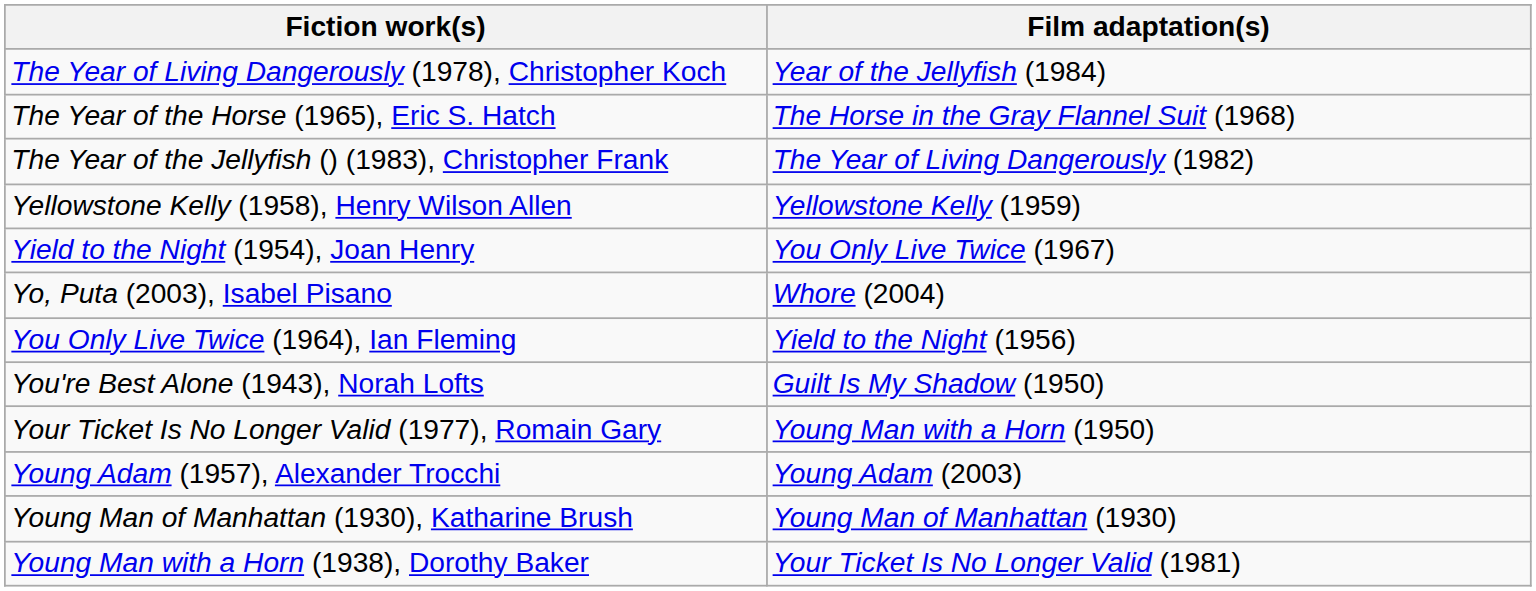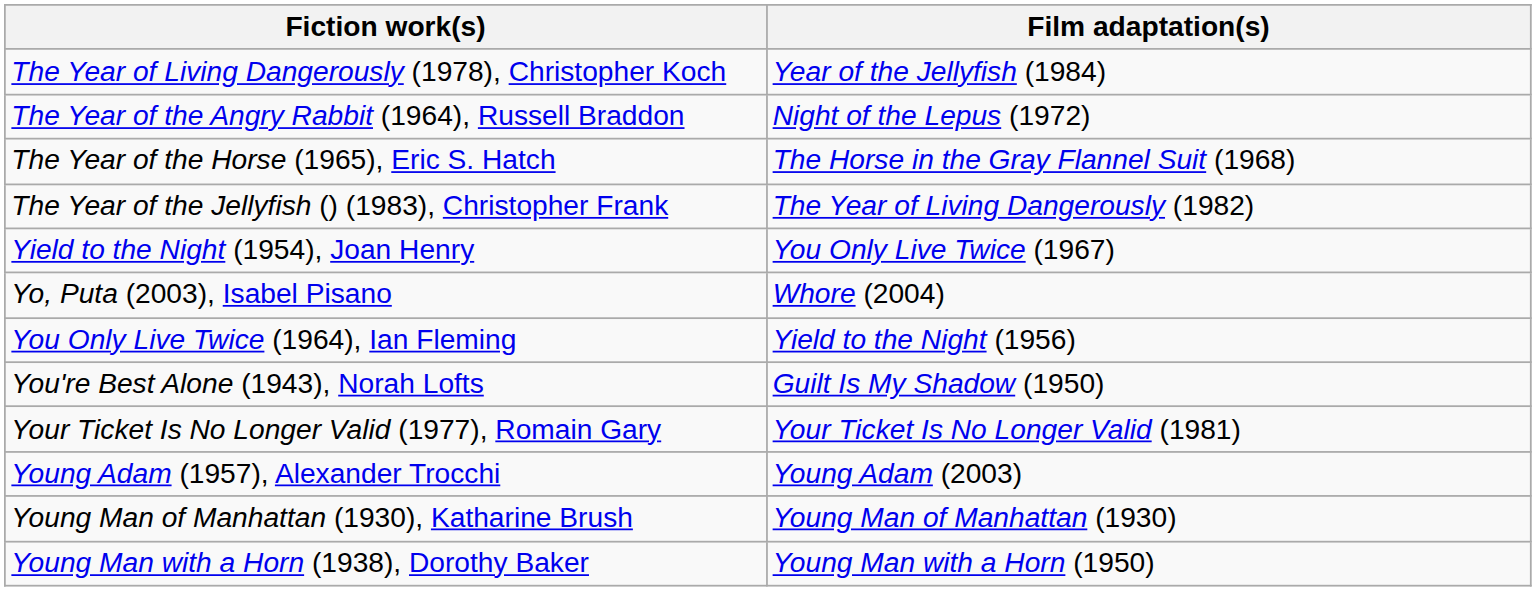+ row: (348, 116)
- row: (292, 205)
(964, 428) Young Man with a Horn (1950) -> (1007, 428) Your Ticket Is No Longer Valid (1981)
(1007, 562) Your Ticket Is No Longer Valid (1981) -> (964, 562) Young Man with a Horn (1950)
